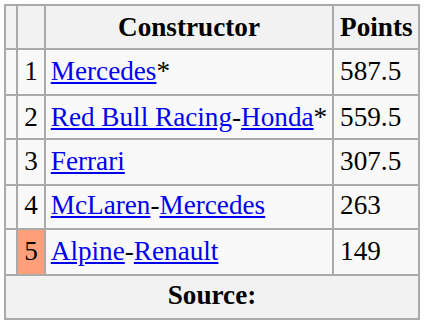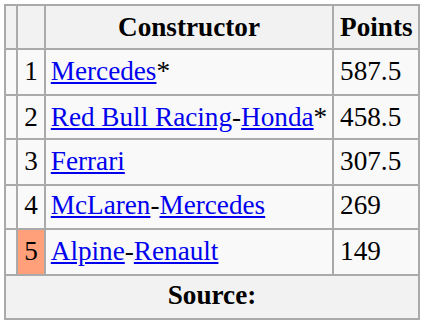(371, 116) 559.5 -> (371, 116) 458.5
(360, 206) 263 -> (360, 206) 269
